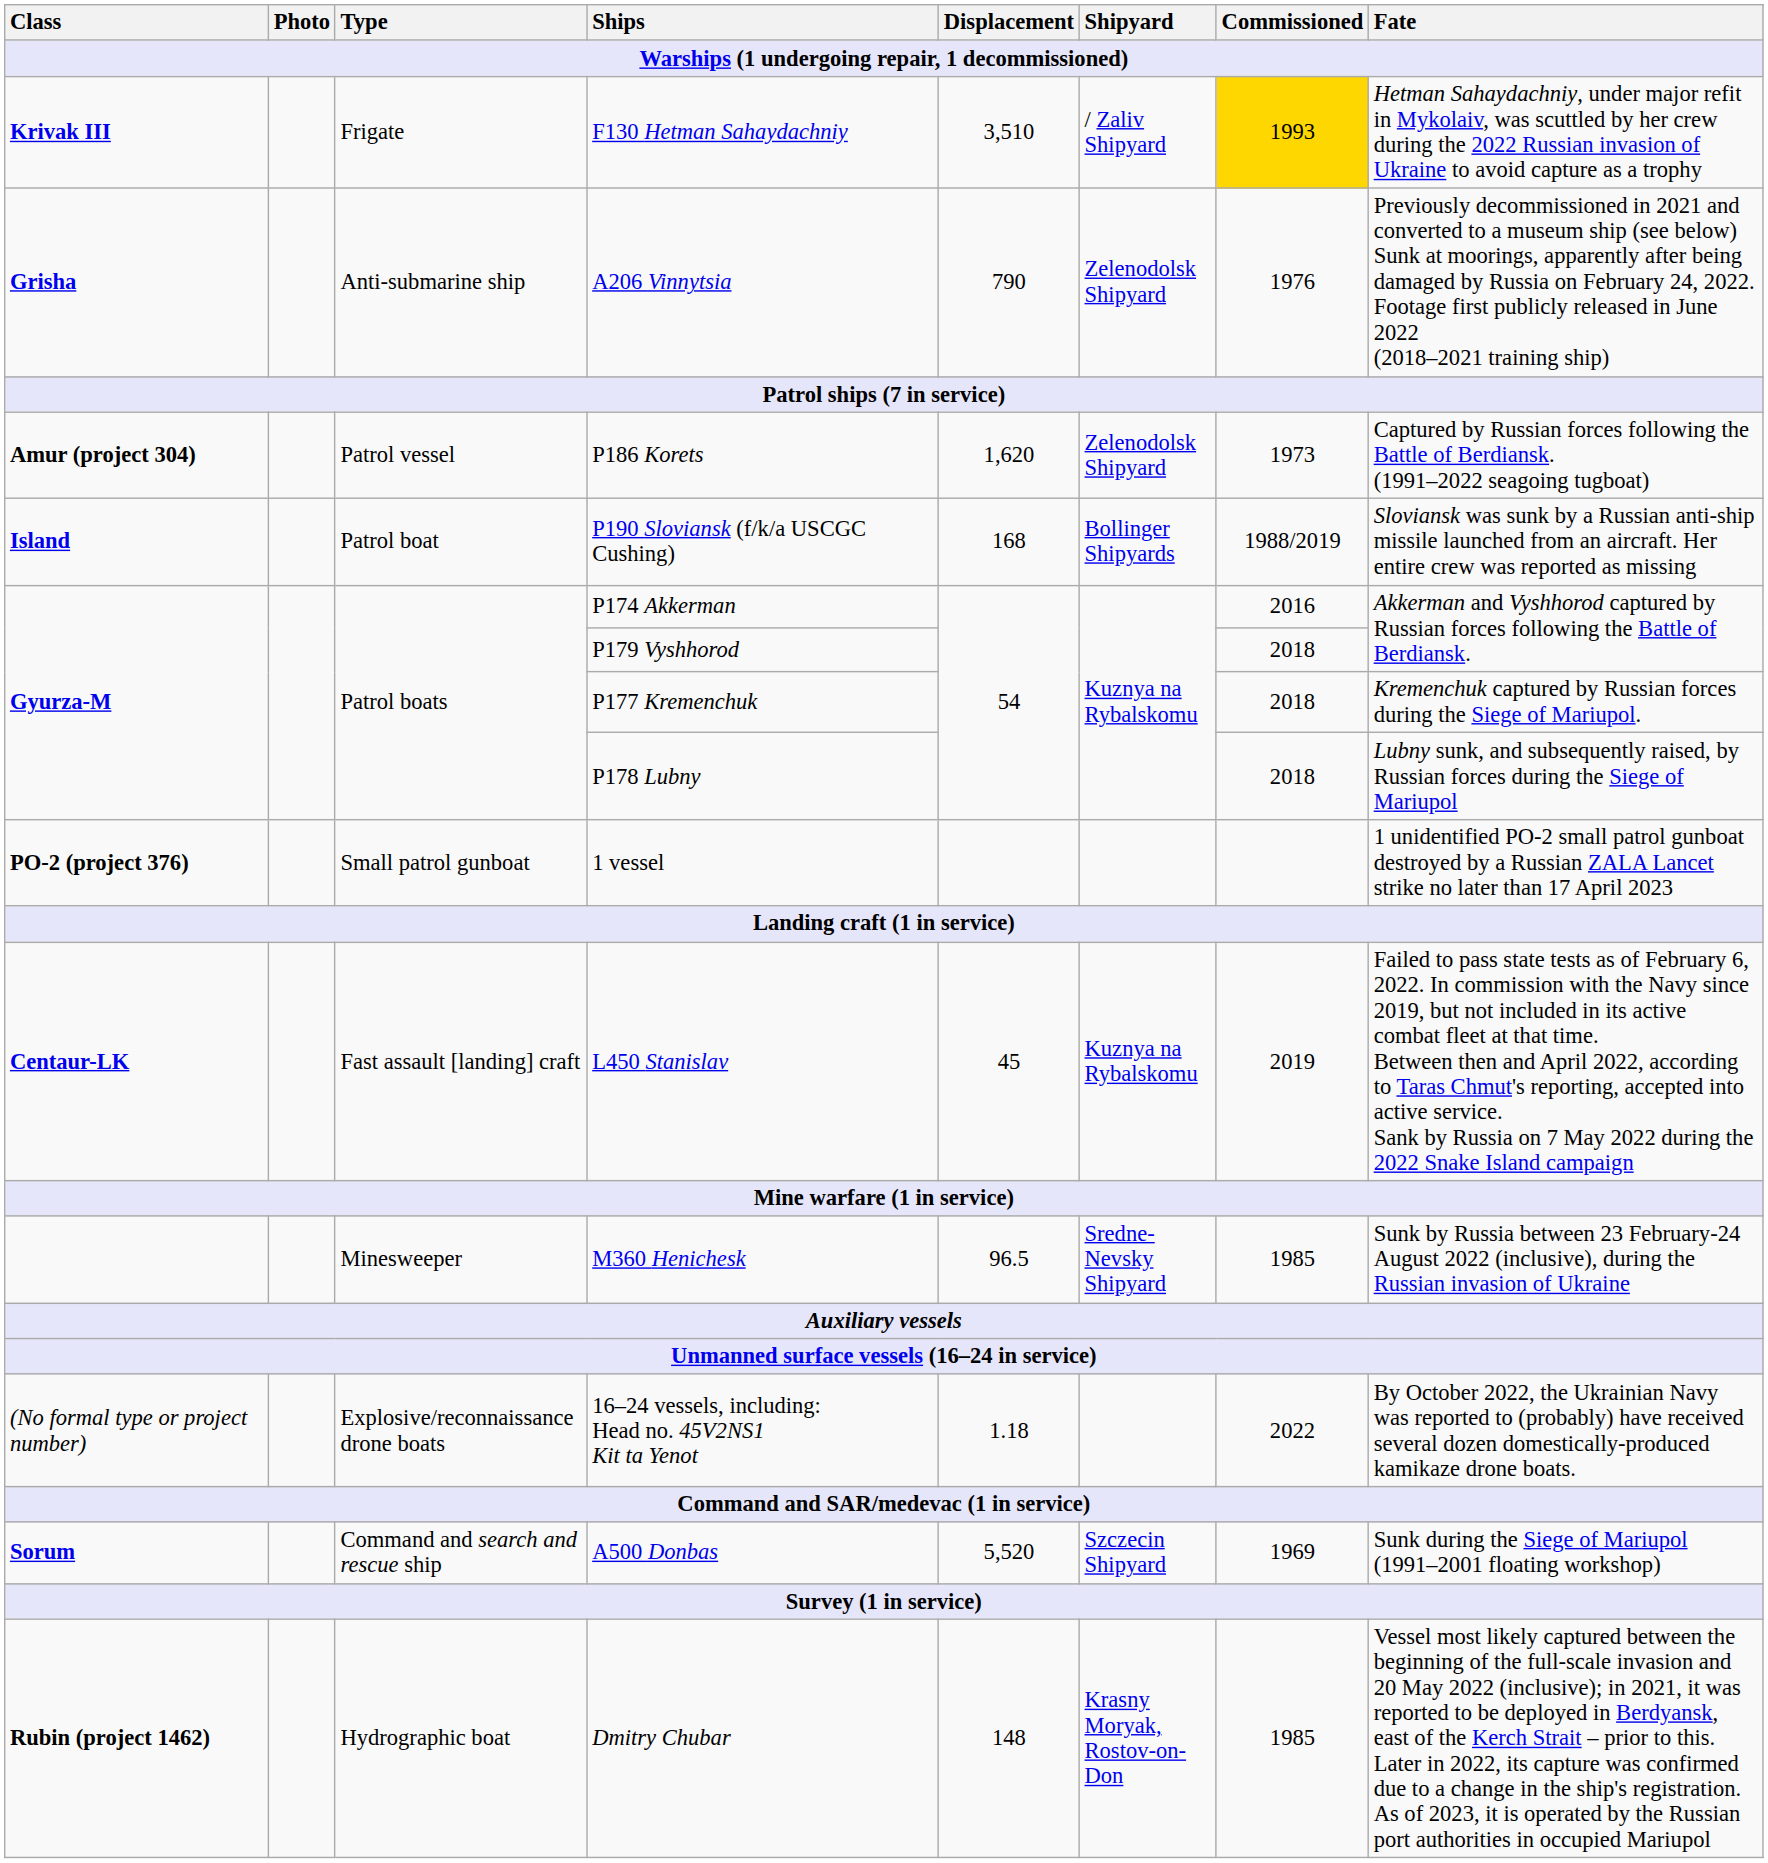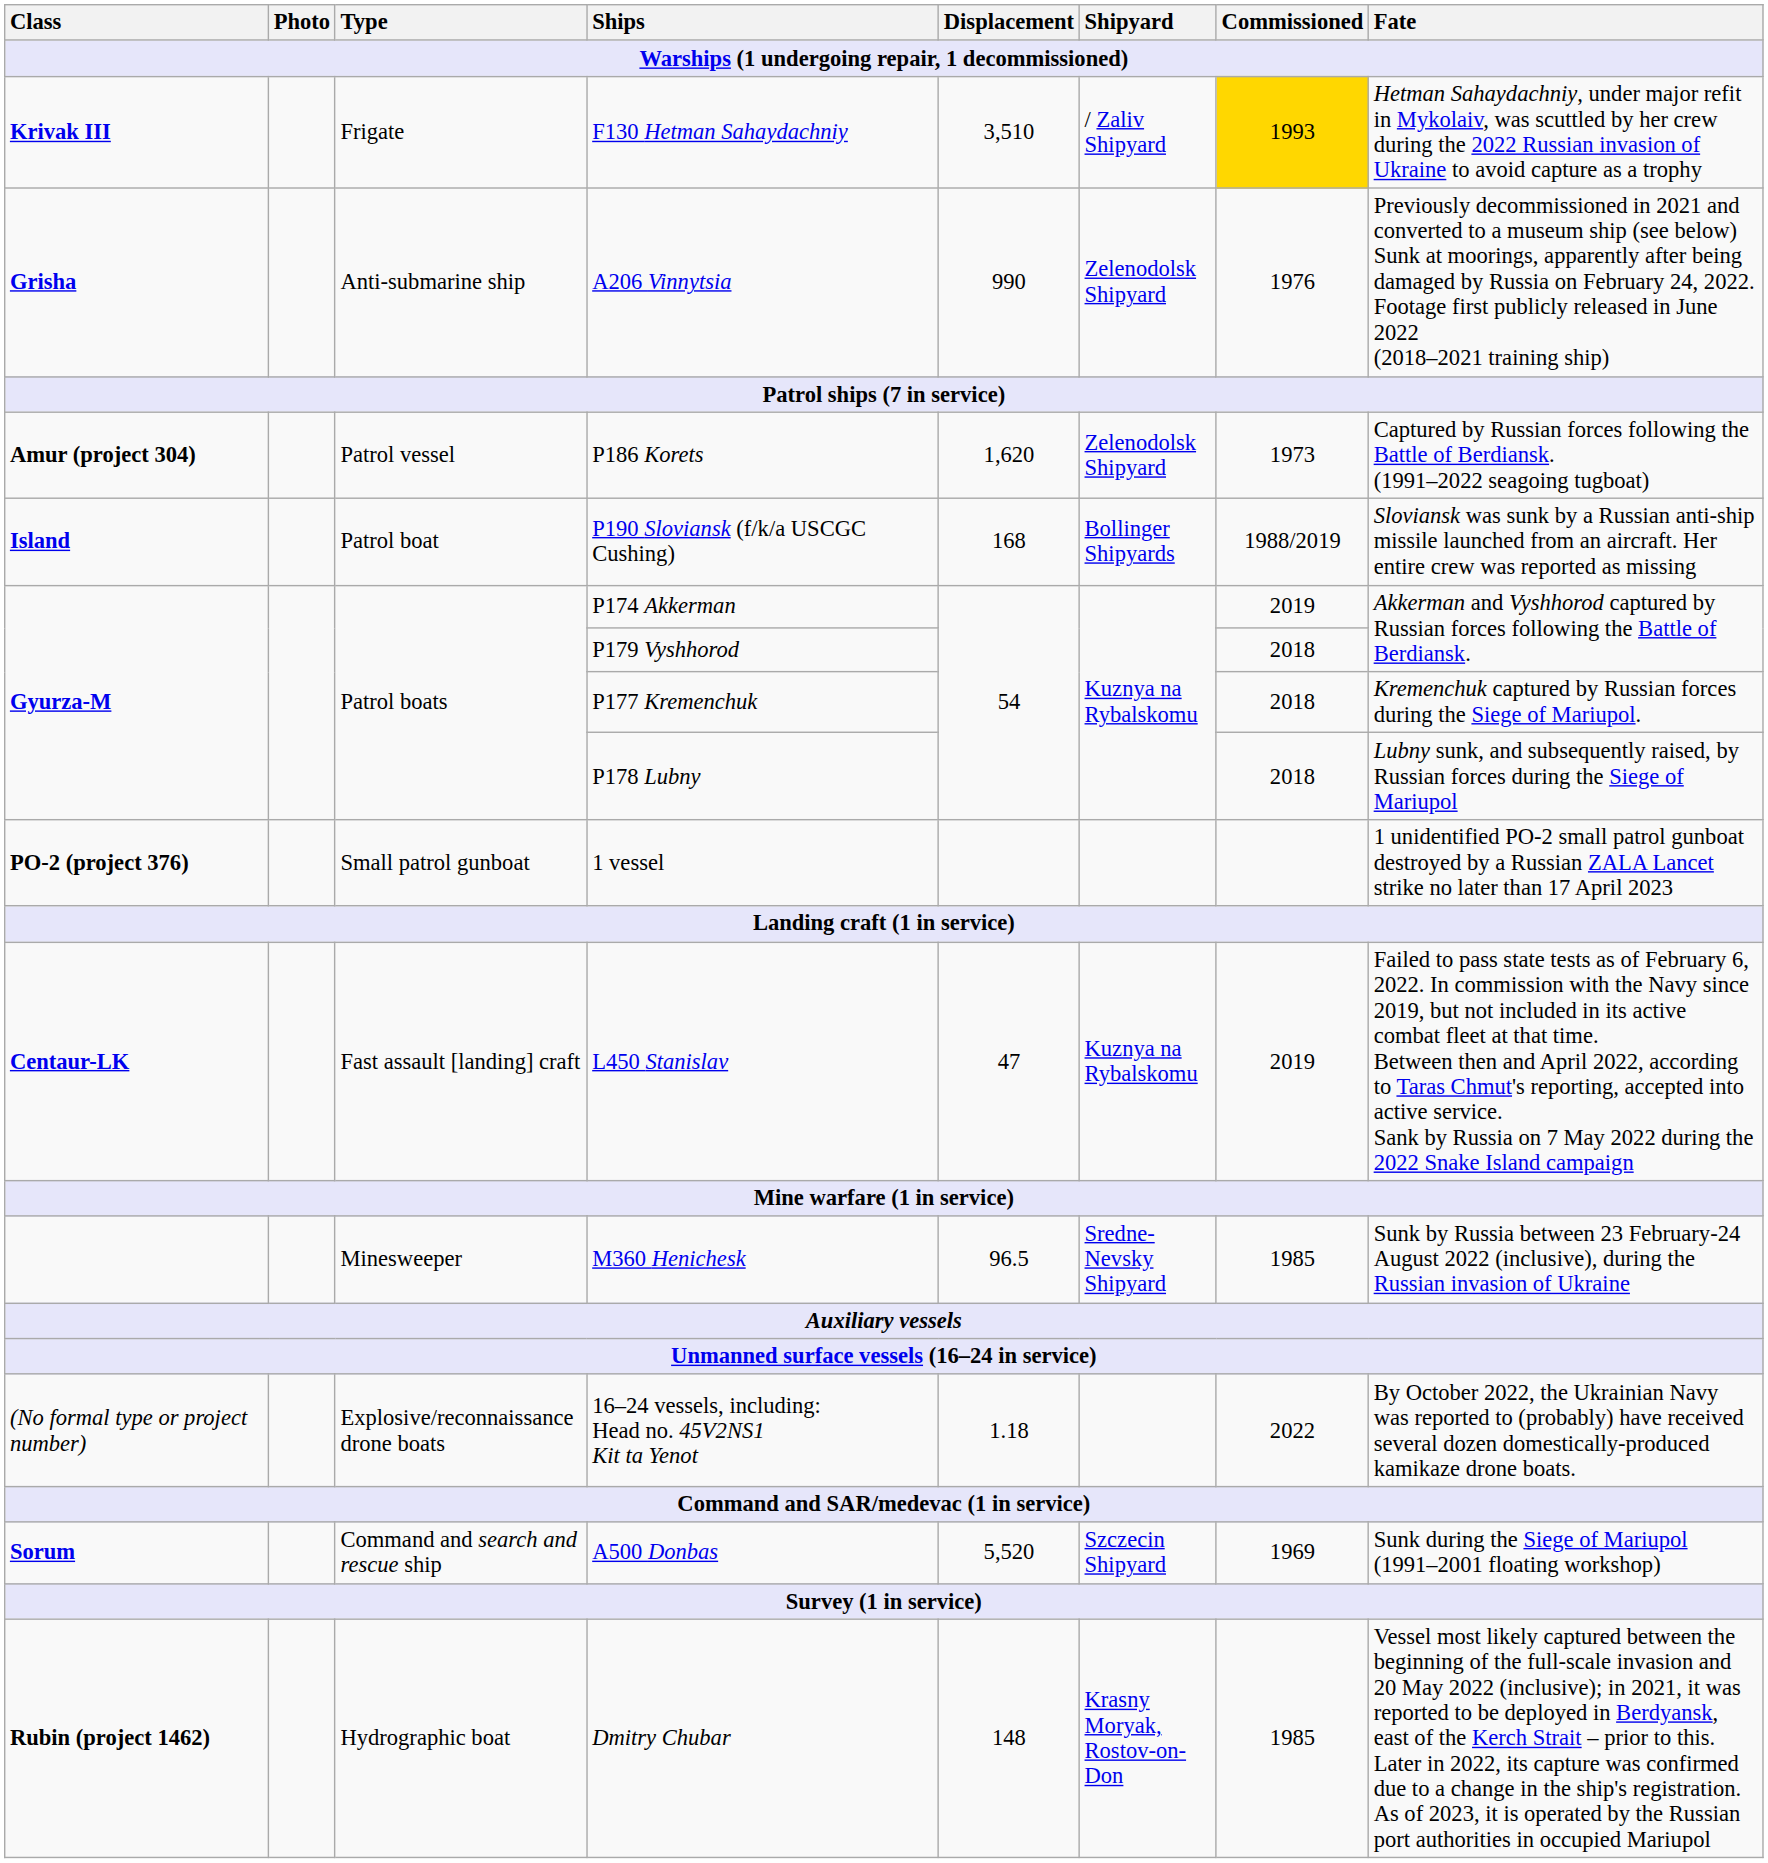(1009, 282) 790 -> (1009, 282) 990
(1292, 606) 2016 -> (1292, 606) 2019
(1009, 1060) 45 -> (1009, 1060) 47
